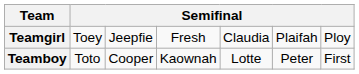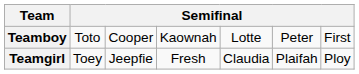rows swapped: (37, 59) <-> (37, 37)
